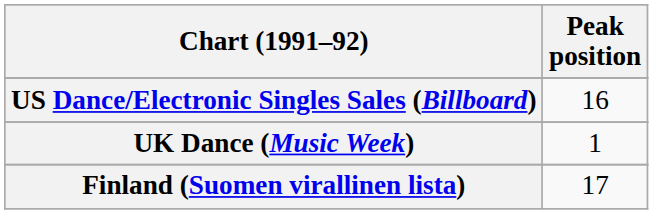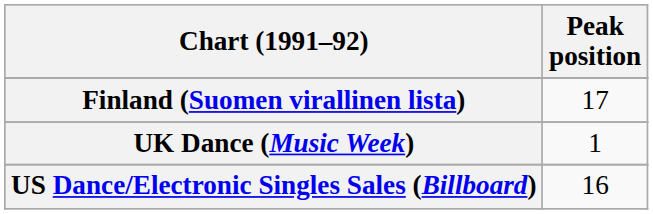rows swapped: (274, 186) <-> (274, 99)
